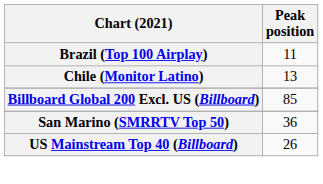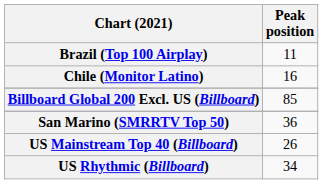(290, 76) 13 -> (290, 76) 16
+ row: (134, 167)
